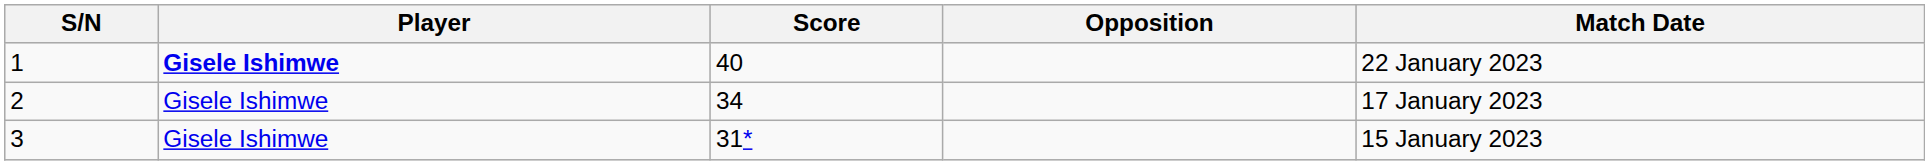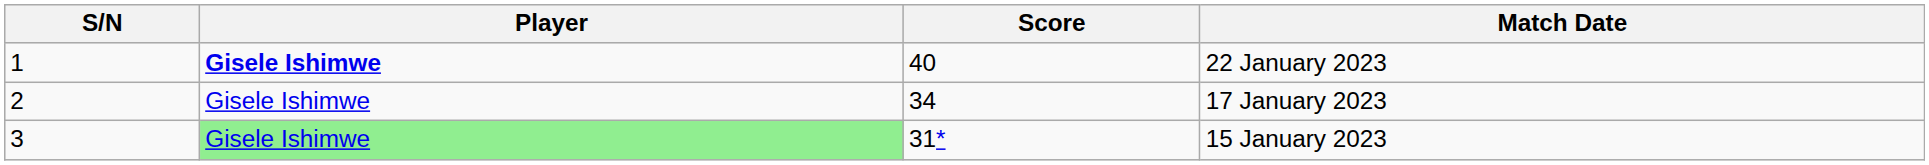- column: (1149, 23)
(246, 139) no background -> (288, 139) lightgreen background
